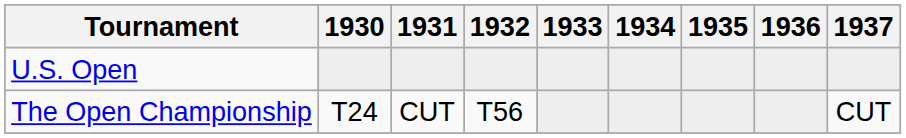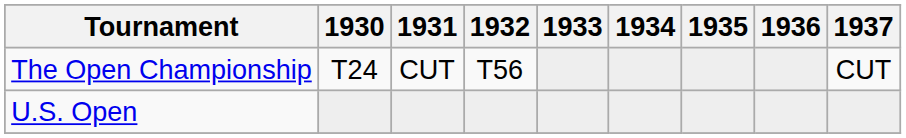rows swapped: (74, 69) <-> (161, 112)
